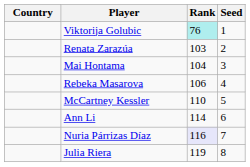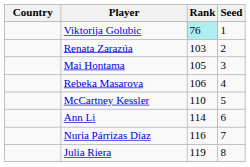(198, 65) 104 -> (198, 65) 105
(198, 135) lavender background -> (198, 135) no background
